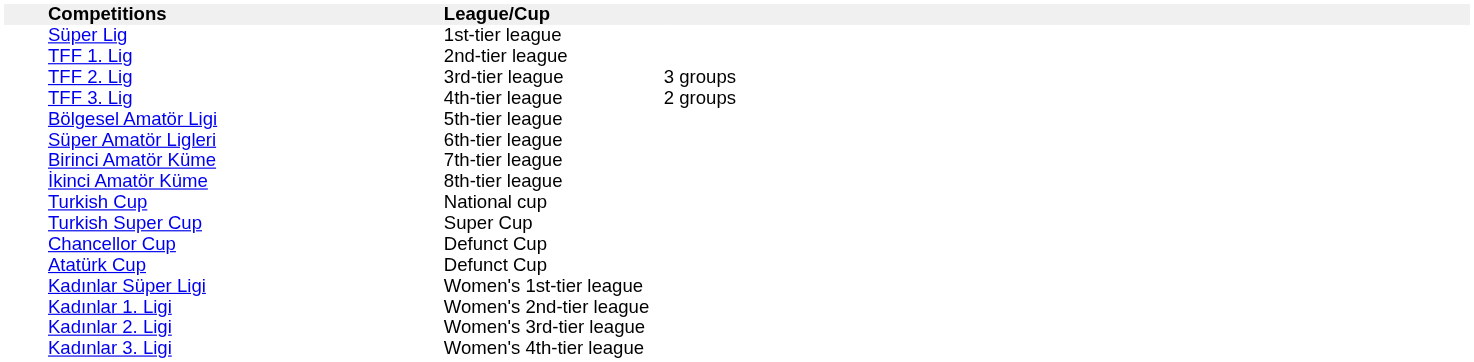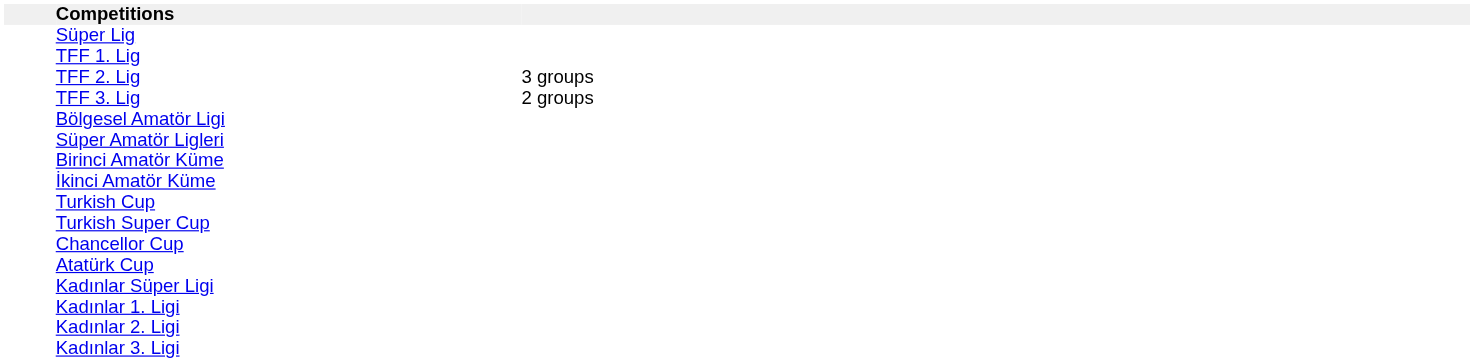- column: (497, 14)
